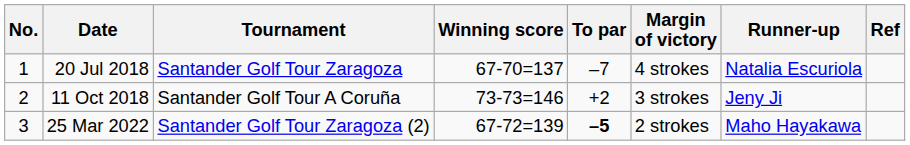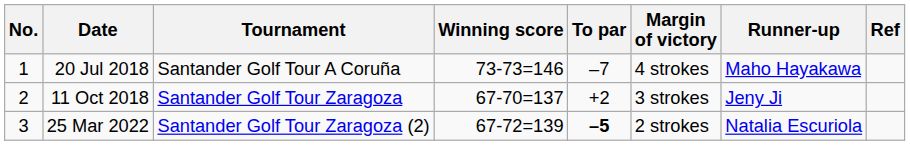(280, 69) Santander Golf Tour Zaragoza -> (279, 69) Santander Golf Tour A Coruña
(520, 69) 67-70=137 -> (520, 69) 73-73=146
(794, 69) Natalia Escuriola -> (793, 69) Maho Hayakawa
(279, 97) Santander Golf Tour A Coruña -> (280, 97) Santander Golf Tour Zaragoza
(520, 97) 73-73=146 -> (520, 97) 67-70=137
(793, 126) Maho Hayakawa -> (794, 126) Natalia Escuriola
